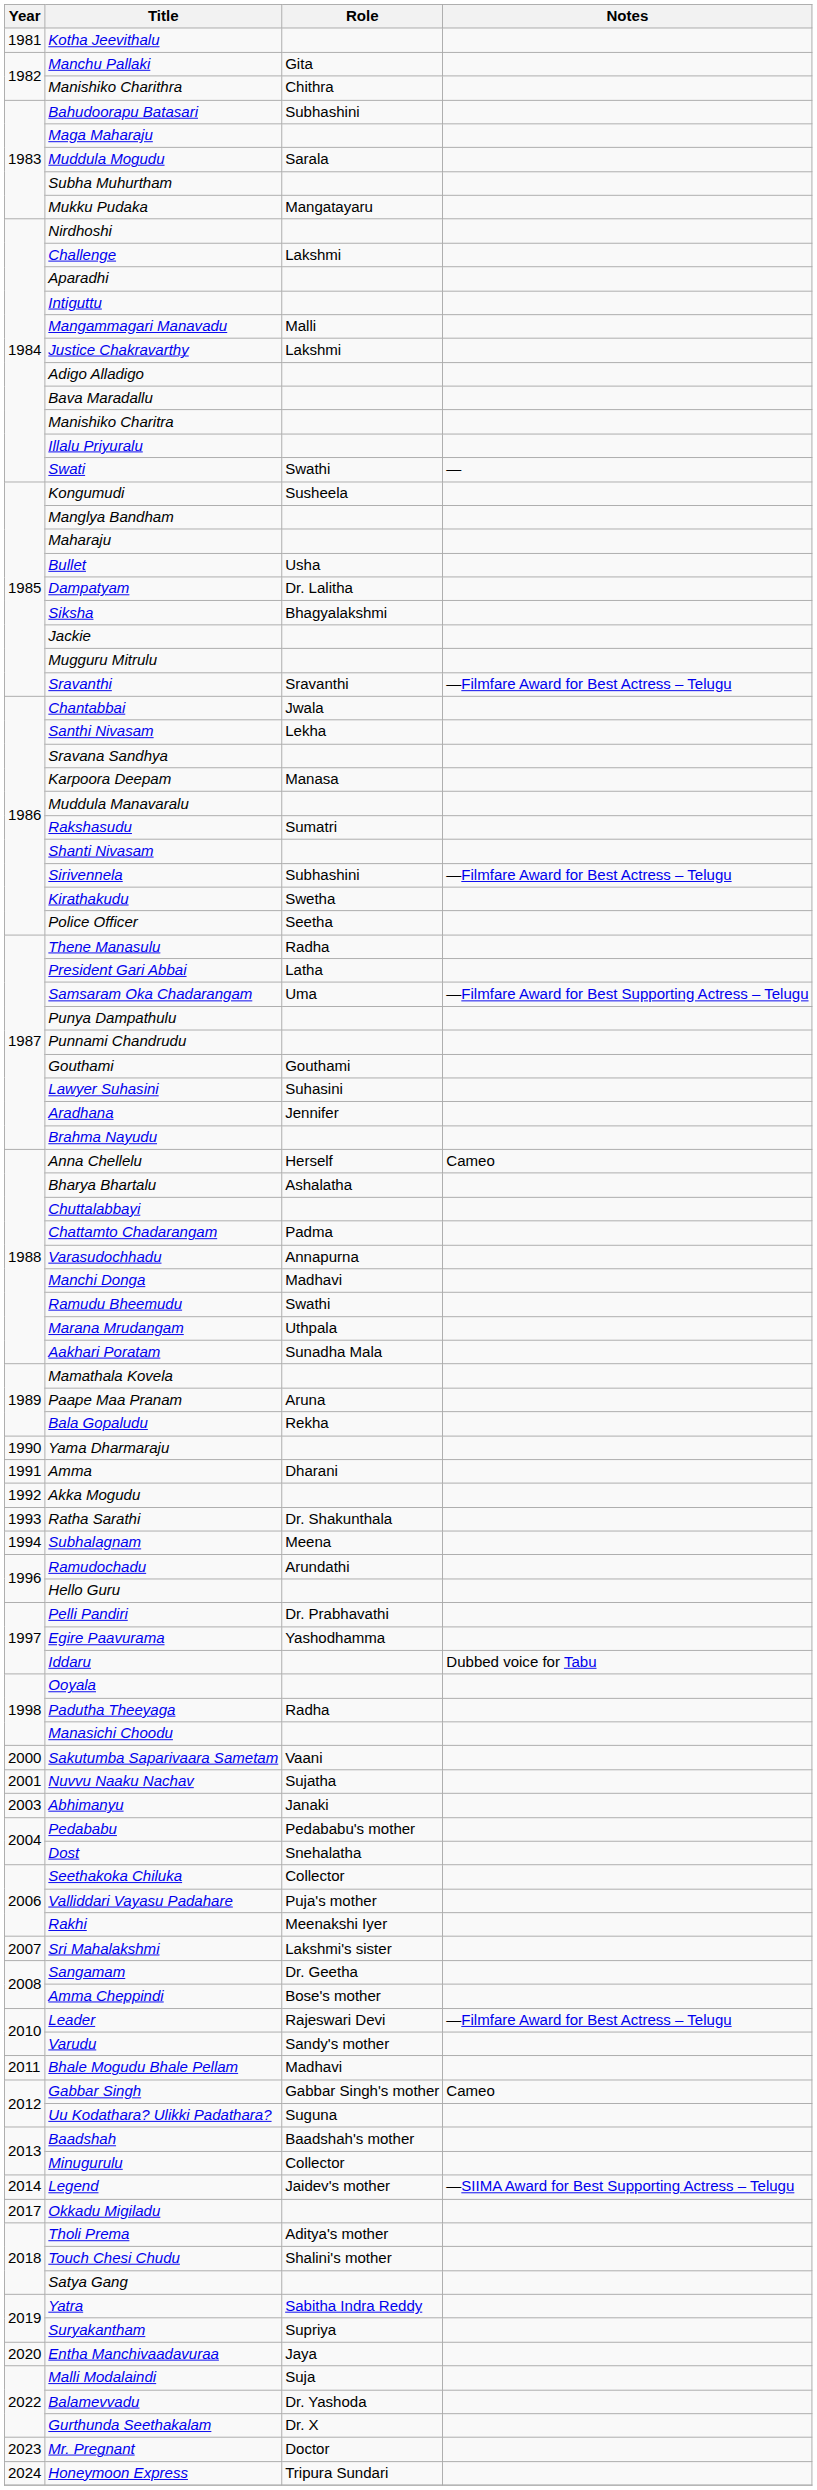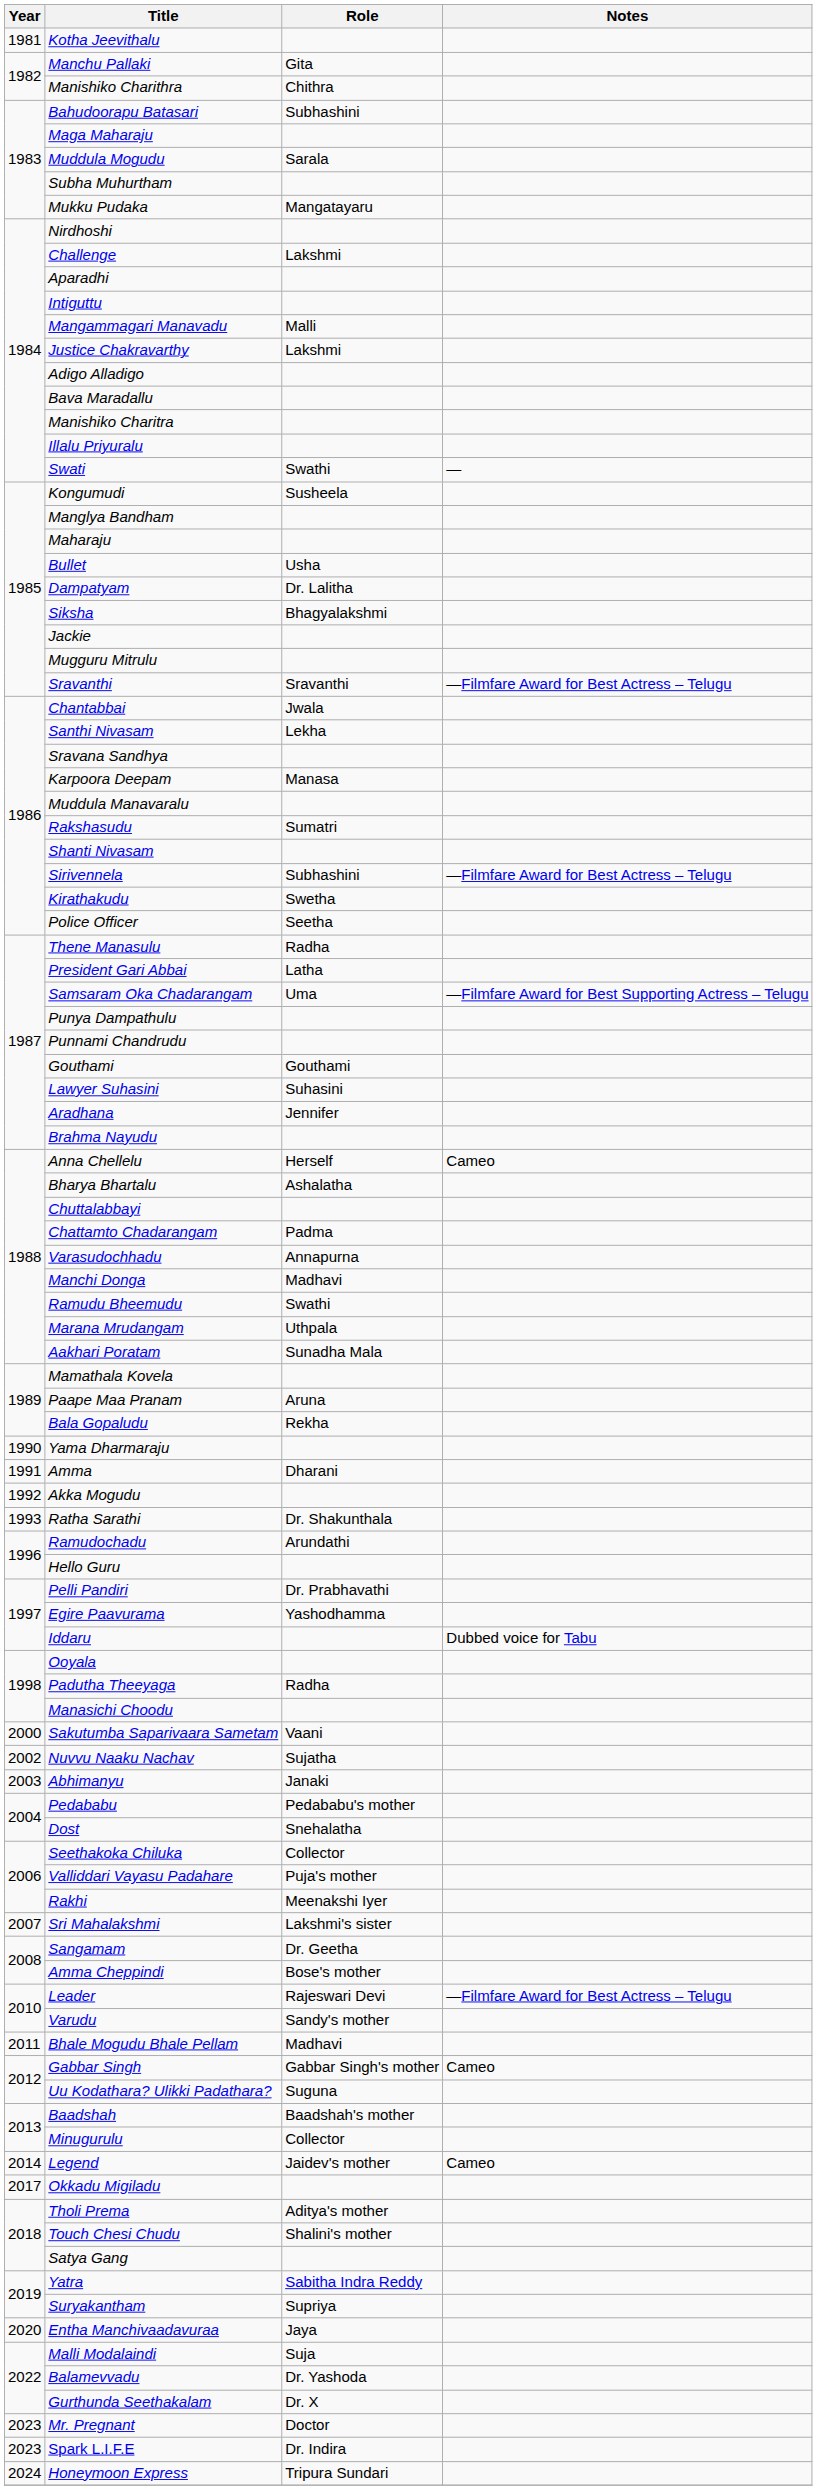- row: (95, 1542)
(25, 1781) 2001 -> (25, 1757) 2002
(620, 2187) —SIIMA Award for Best Supporting Actress – Telugu -> (471, 2163) Cameo
+ row: (91, 2449)
